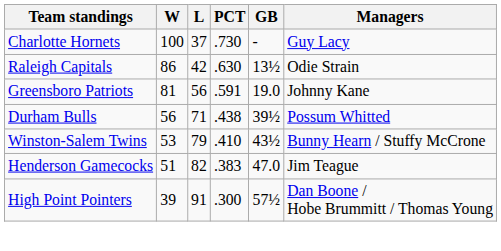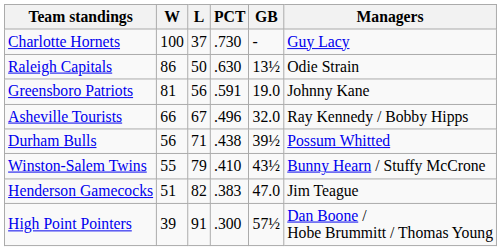(199, 66) 42 -> (199, 66) 50
+ row: (65, 116)
(168, 141) 53 -> (168, 166) 55
